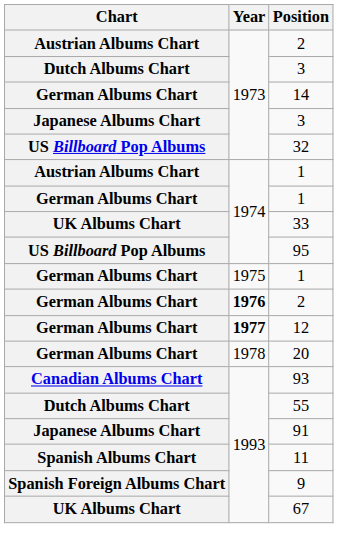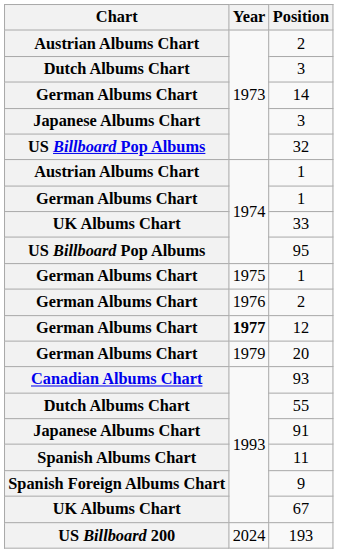(249, 302) bold -> (249, 302) normal
(249, 353) 1978 -> (249, 353) 1979
+ row: (117, 535)
